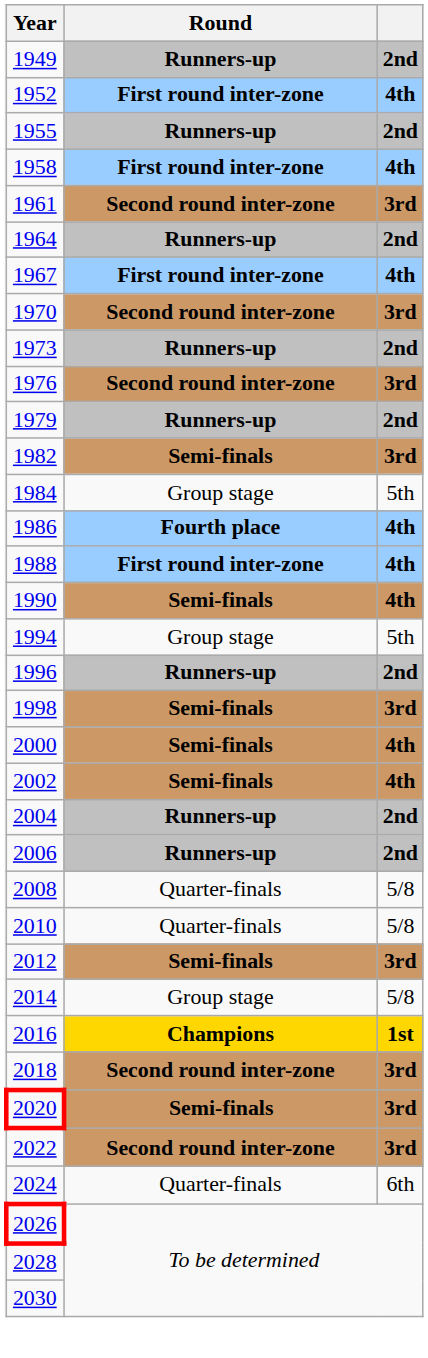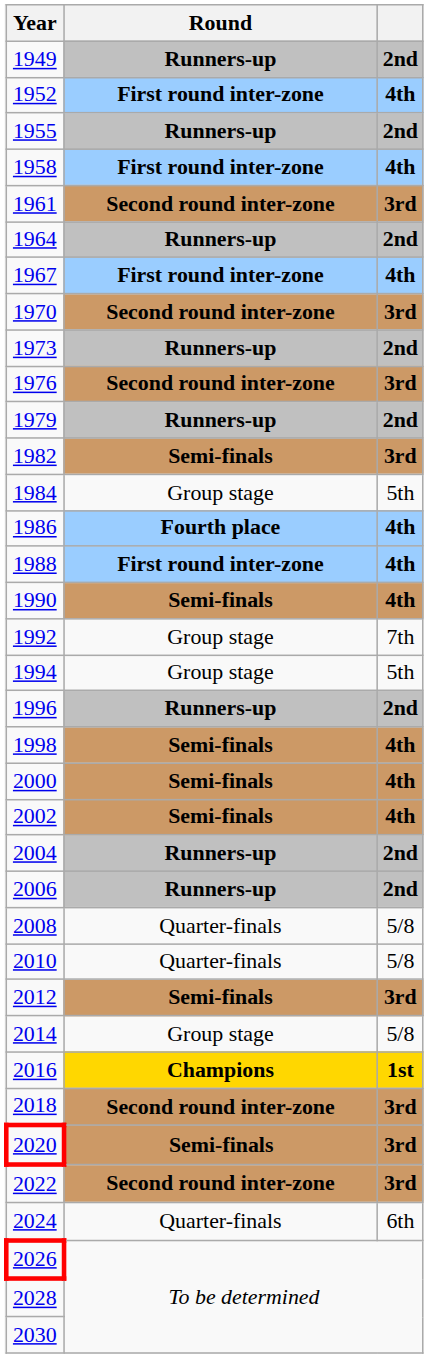+ row: (35, 636)
(400, 708) 3rd -> (400, 744) 4th
